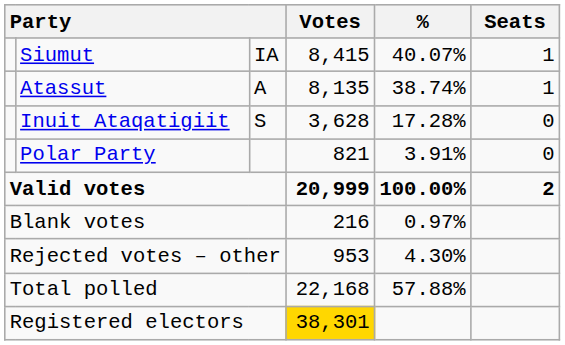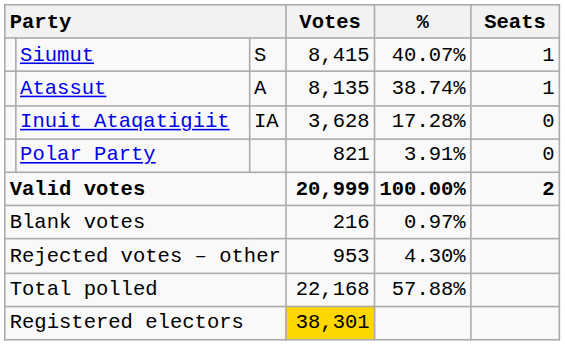(266, 55) IA -> (260, 55) S
(260, 122) S -> (266, 122) IA
